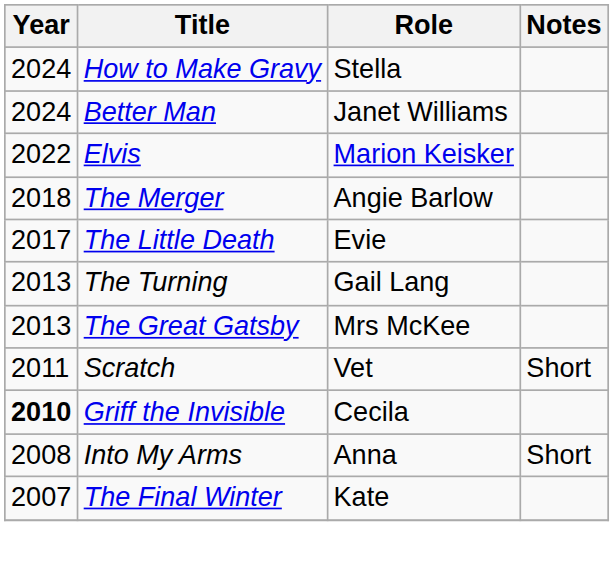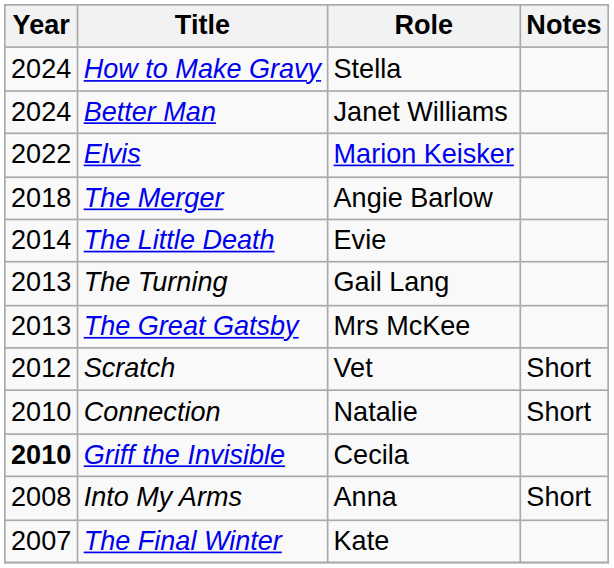(41, 240) 2017 -> (41, 240) 2014
(40, 369) 2011 -> (41, 369) 2012
+ row: (152, 411)
